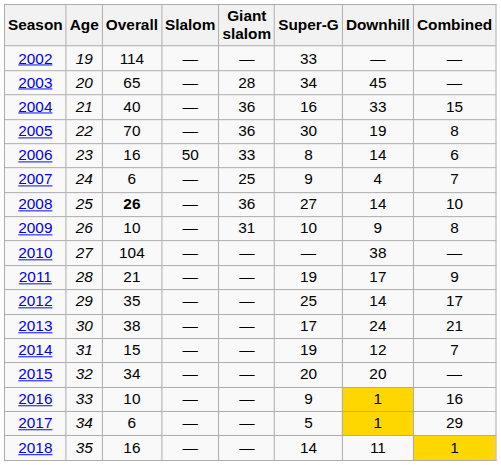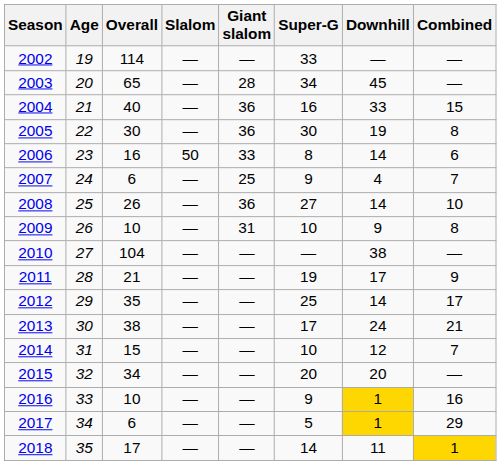(132, 131) 70 -> (132, 131) 30
(132, 204) bold -> (132, 204) normal
(309, 350) 19 -> (309, 350) 10
(132, 448) 16 -> (132, 448) 17
